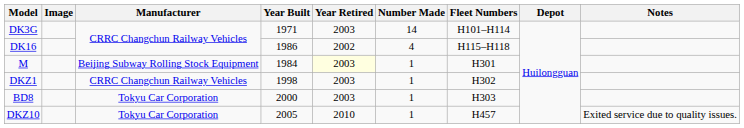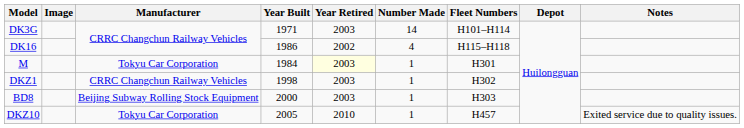(168, 64) Beijing Subway Rolling Stock Equipment -> (168, 64) Tokyu Car Corporation
(168, 98) Tokyu Car Corporation -> (168, 98) Beijing Subway Rolling Stock Equipment
